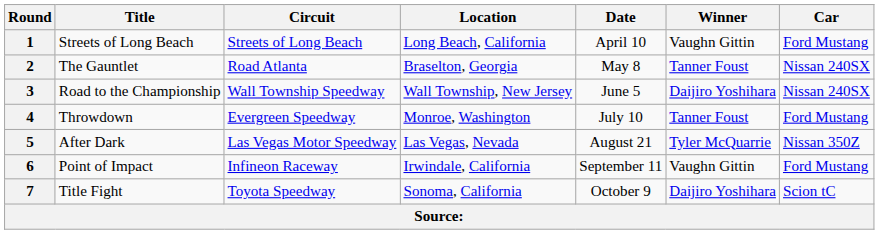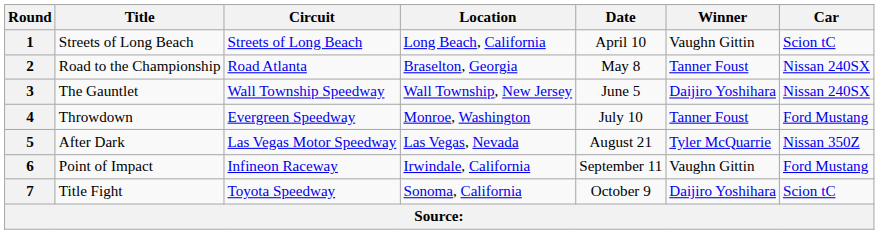(826, 42) Ford Mustang -> (809, 42) Scion tC
(98, 67) The Gauntlet -> (140, 67) Road to the Championship
(140, 92) Road to the Championship -> (98, 92) The Gauntlet
